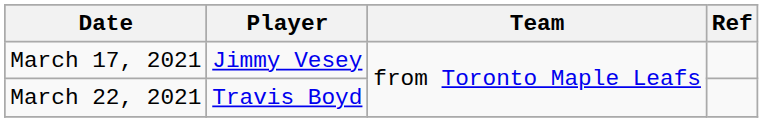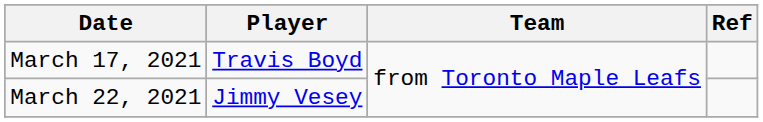(287, 60) Jimmy Vesey -> (287, 60) Travis Boyd
(287, 98) Travis Boyd -> (287, 98) Jimmy Vesey
